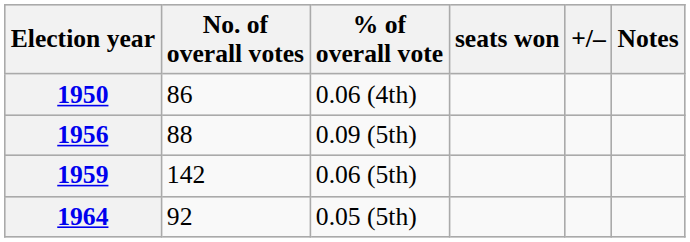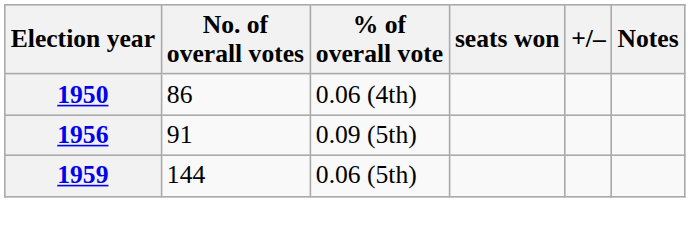(180, 134) 88 -> (180, 134) 91
(186, 175) 142 -> (186, 175) 144
- row: (83, 216)
